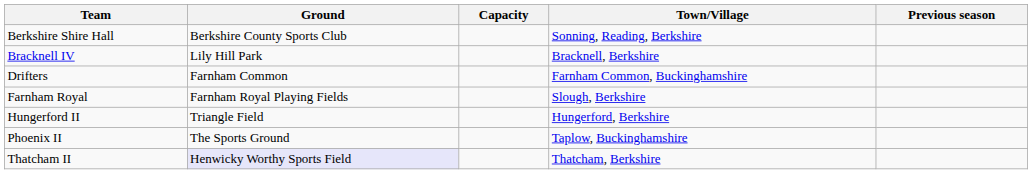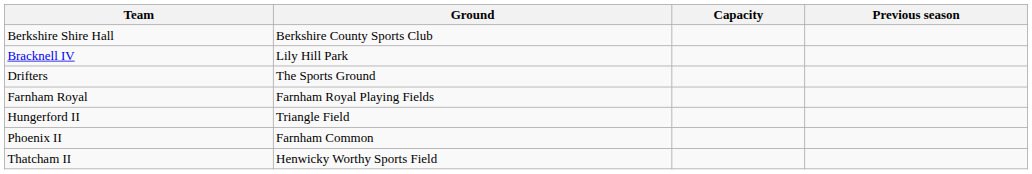- column: (712, 14)
(239, 76) Farnham Common -> (326, 76) The Sports Ground
(240, 138) The Sports Ground -> (325, 138) Farnham Common
(271, 158) lavender background -> (357, 158) no background
